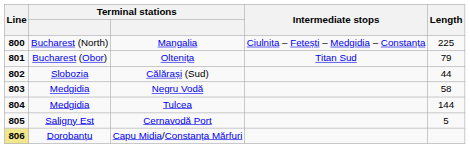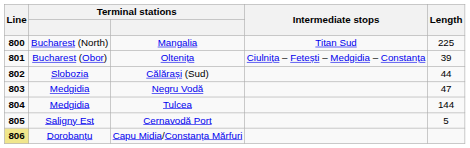(336, 43) Ciulnița – Fetești – Medgidia – Constanța -> (336, 43) Titan Sud
(336, 58) Titan Sud -> (336, 58) Ciulnița – Fetești – Medgidia – Constanța
(446, 58) 79 -> (446, 58) 39
(446, 89) 58 -> (446, 89) 47
